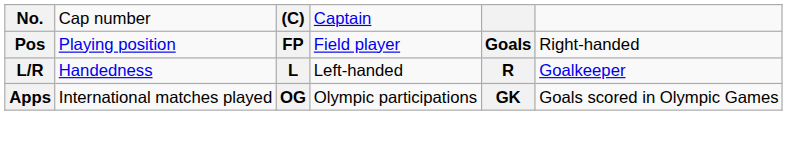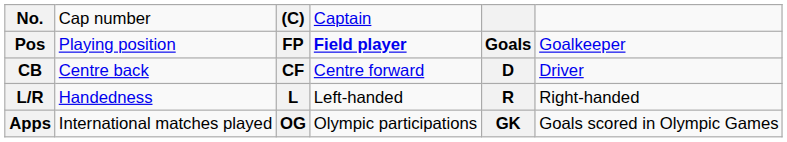(357, 45) normal -> (360, 45) bold
(589, 45) Right-handed -> (582, 45) Goalkeeper
+ row: (30, 71)
(582, 71) Goalkeeper -> (589, 97) Right-handed
